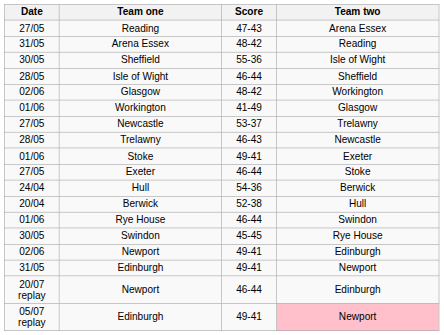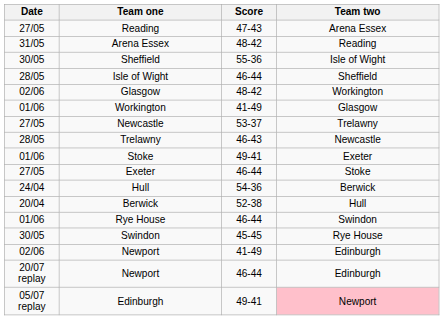(249, 252) 49-41 -> (249, 252) 41-49
- row: (32, 268)
